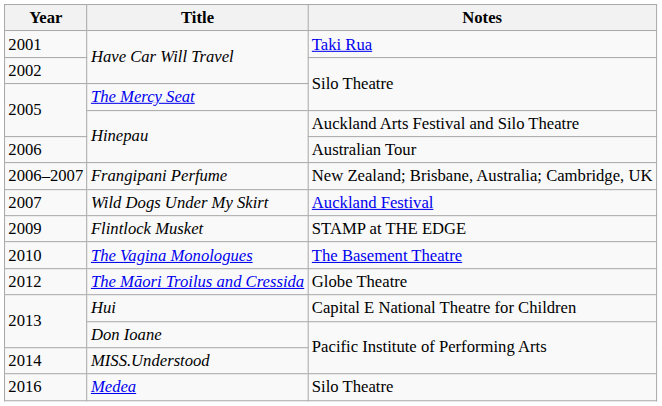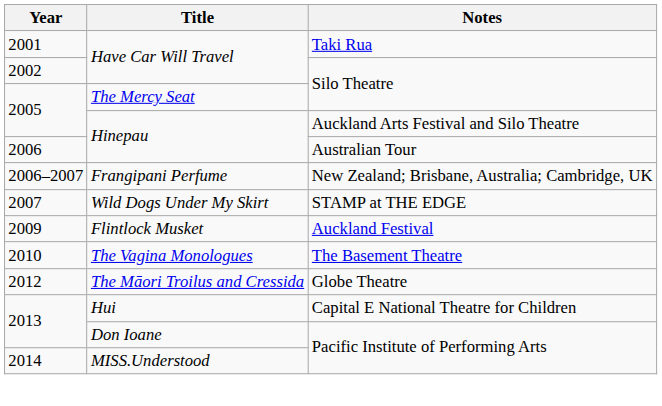(373, 202) Auckland Festival -> (389, 202) STAMP at THE EDGE
(389, 228) STAMP at THE EDGE -> (373, 228) Auckland Festival
- row: (25, 387)
